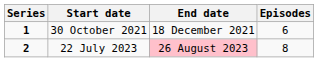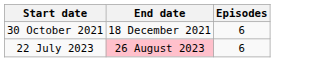- column: (26, 13)
(285, 48) 8 -> (242, 48) 6
